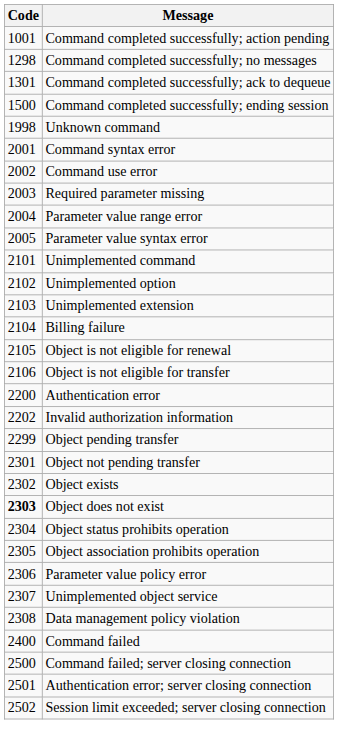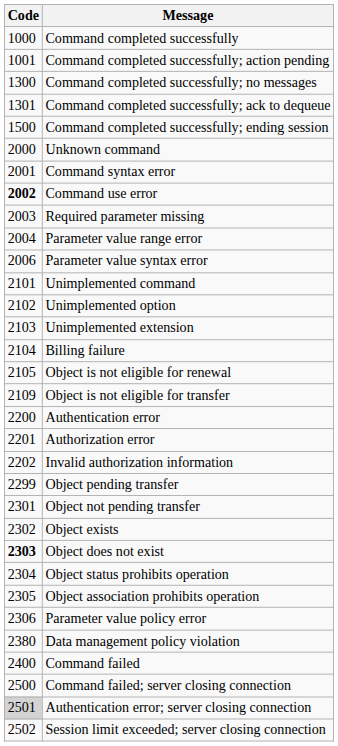+ row: (142, 37)
(22, 60) 1298 -> (22, 82) 1300
(22, 127) 1998 -> (22, 149) 2000
(22, 171) normal -> (22, 194) bold
(22, 238) 2005 -> (22, 261) 2006
(22, 372) 2106 -> (22, 395) 2109
+ row: (100, 439)
- row: (131, 596)
(22, 618) 2308 -> (22, 640) 2380
(22, 685) no background -> (22, 707) lightgrey background
